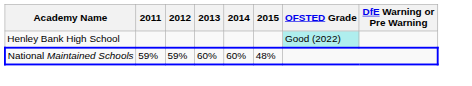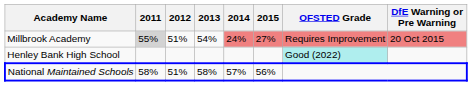+ row: (49, 39)
(148, 56) 59% -> (148, 71) 58%
(177, 56) 59% -> (177, 71) 51%
(207, 56) 60% -> (207, 71) 58%
(236, 56) 60% -> (236, 71) 57%
(266, 56) 48% -> (266, 71) 56%
